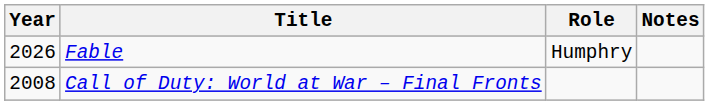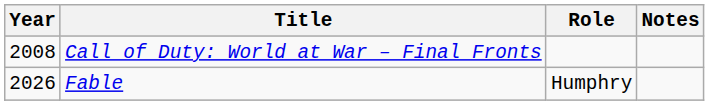rows swapped: (303, 84) <-> (94, 52)
